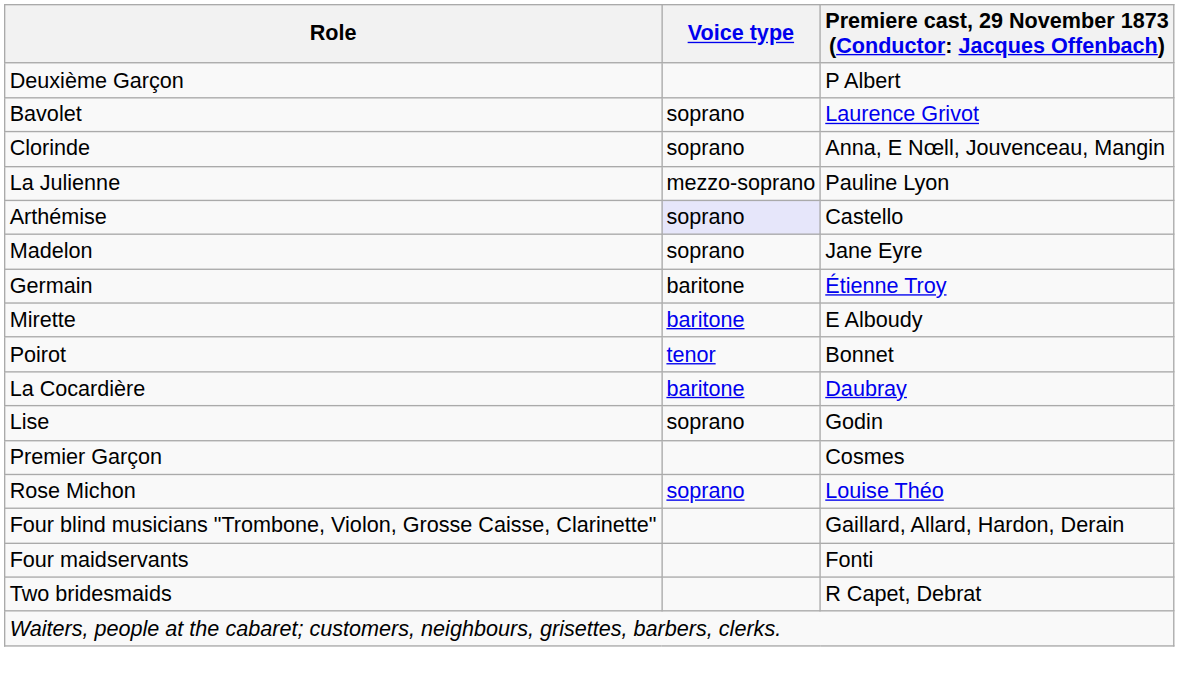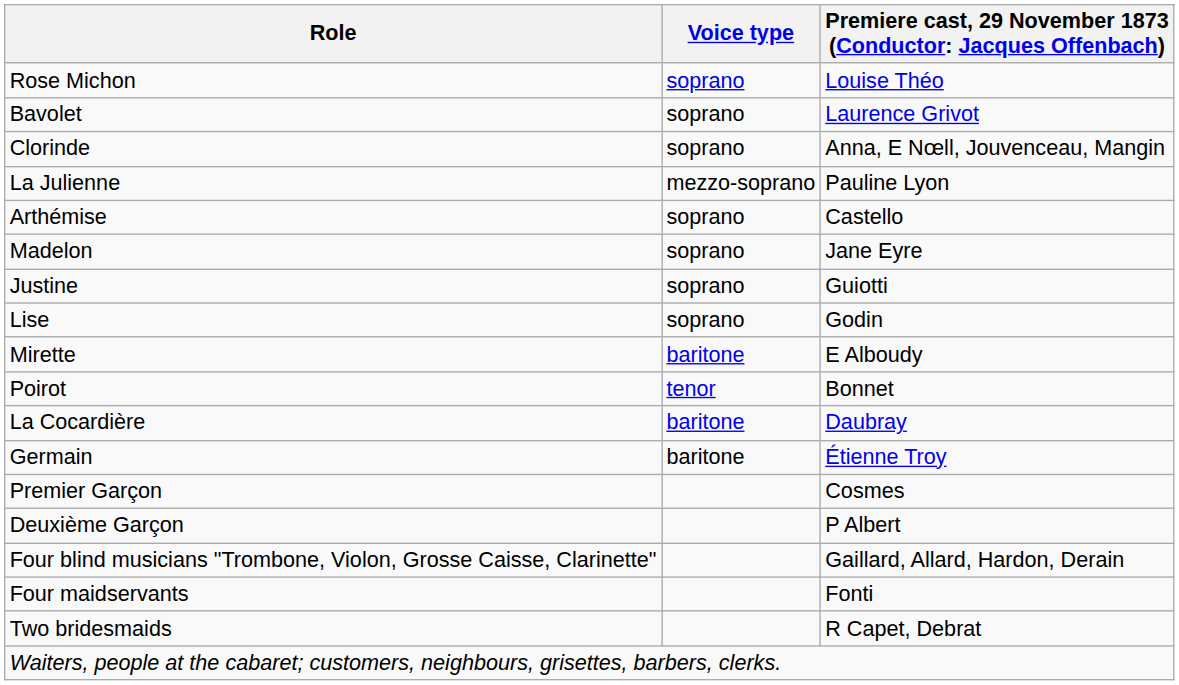rows swapped: (73, 491) <-> (97, 80)
(705, 217) lavender background -> (705, 217) no background
+ row: (44, 285)
rows swapped: (29, 422) <-> (51, 285)
